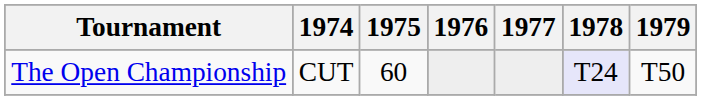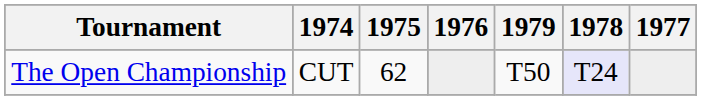columns swapped: (528, 27) <-> (663, 27)
(394, 72) 60 -> (394, 72) 62
